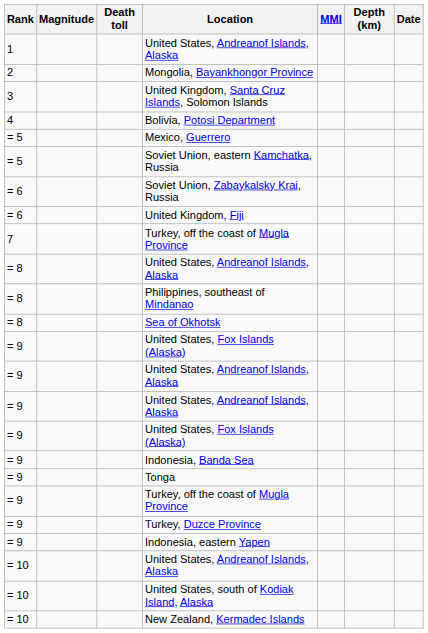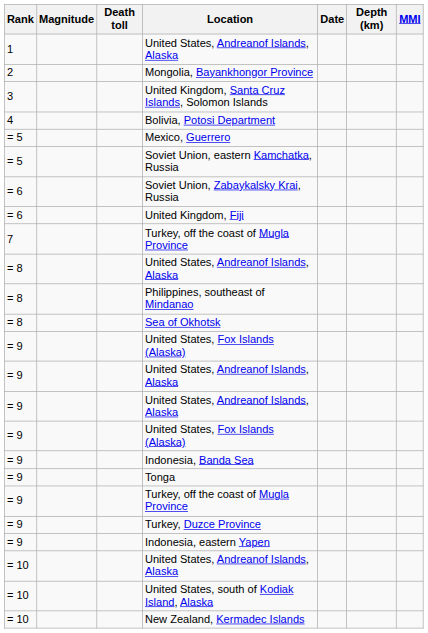columns swapped: (331, 19) <-> (409, 19)
